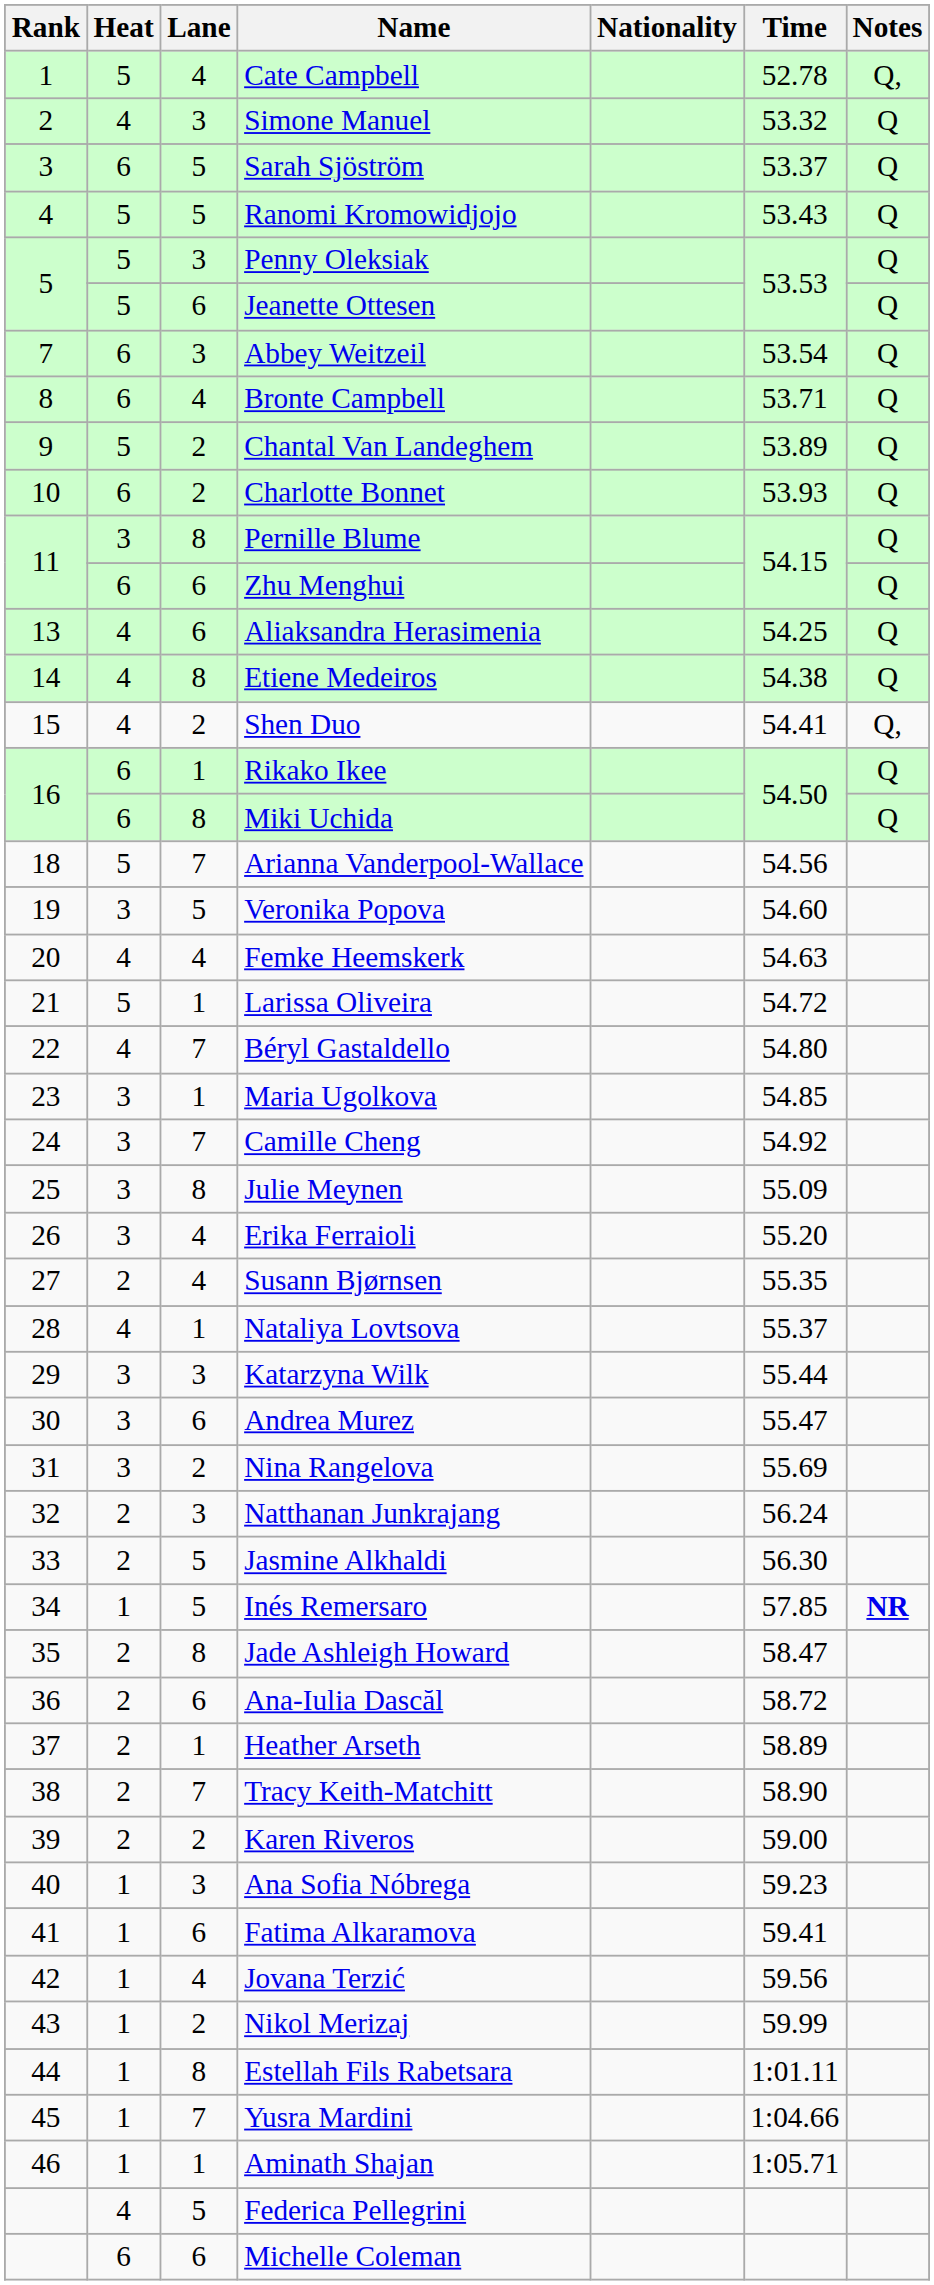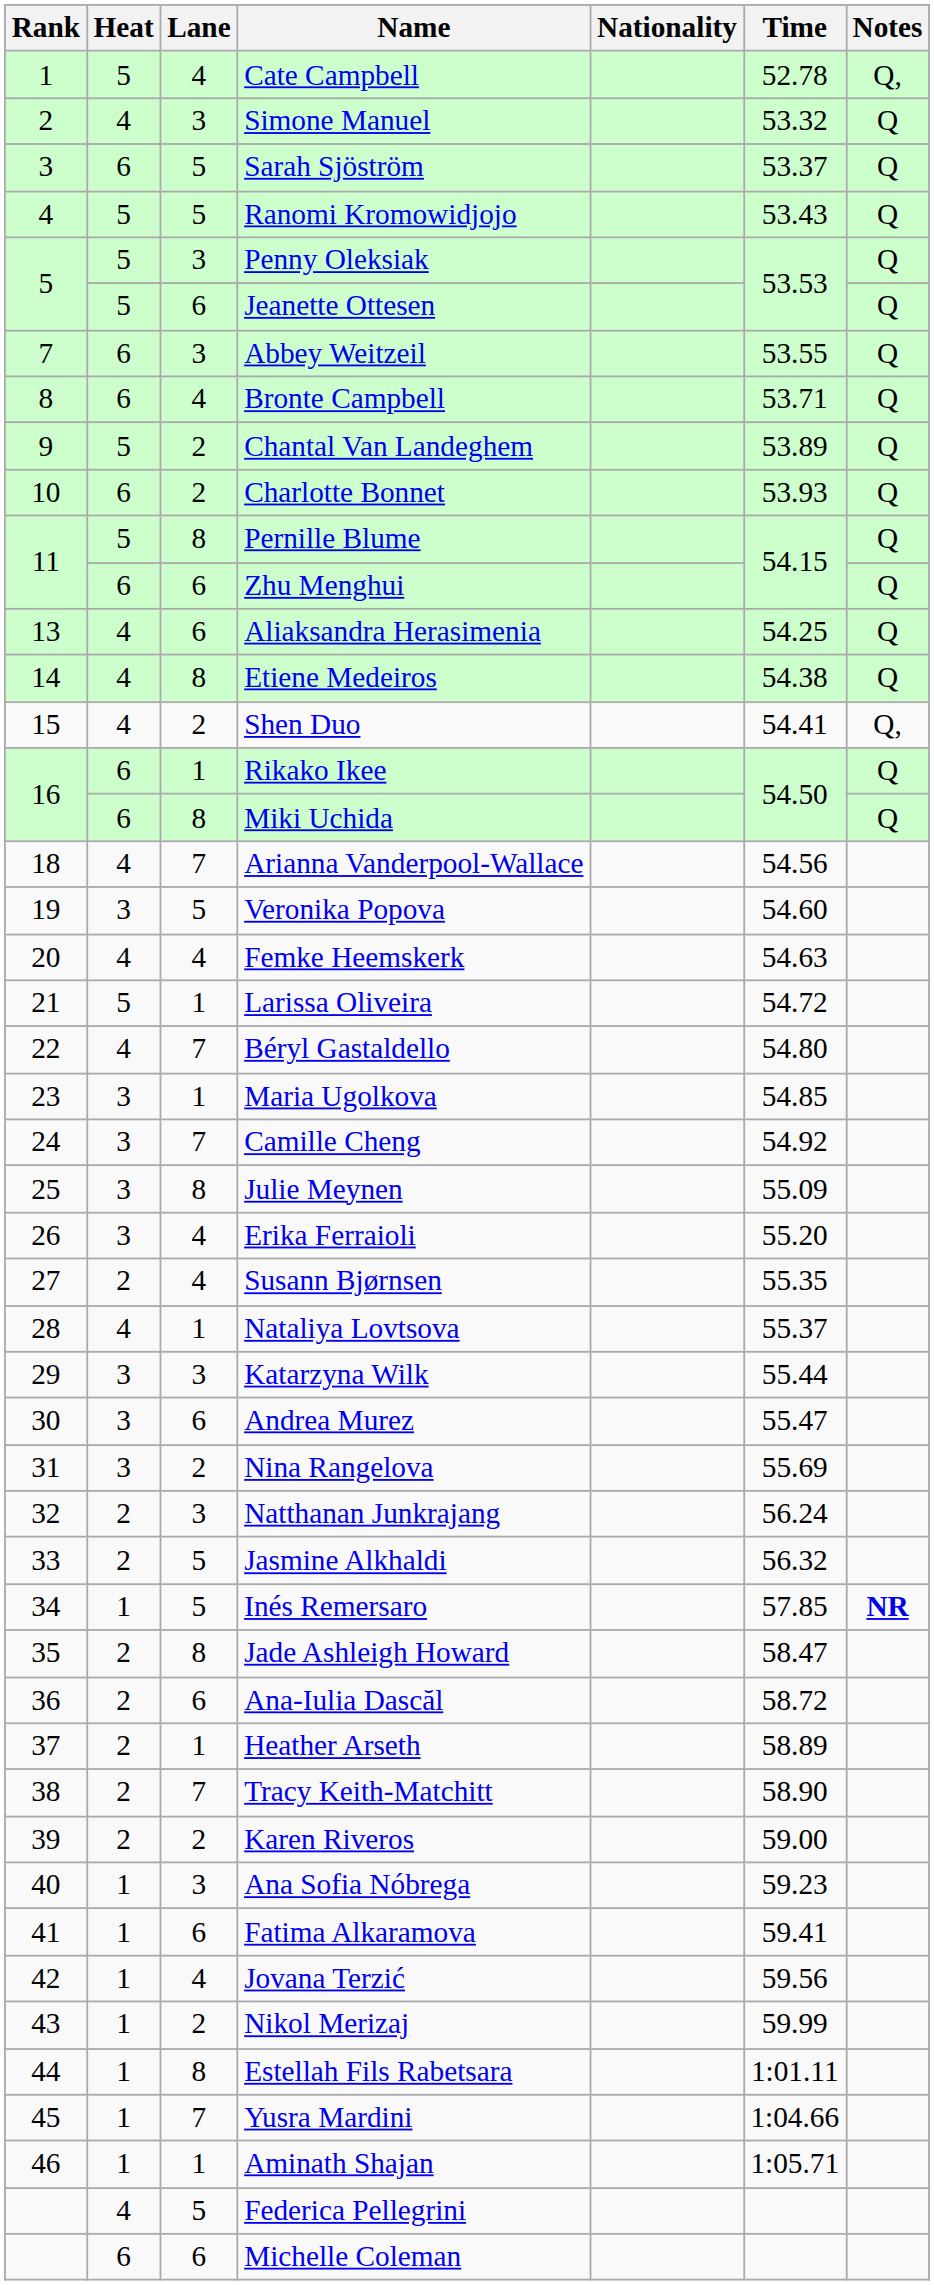(795, 352) 53.54 -> (795, 352) 53.55
(124, 538) 3 -> (124, 538) 5
(124, 863) 5 -> (124, 863) 4
(795, 1560) 56.30 -> (795, 1560) 56.32
